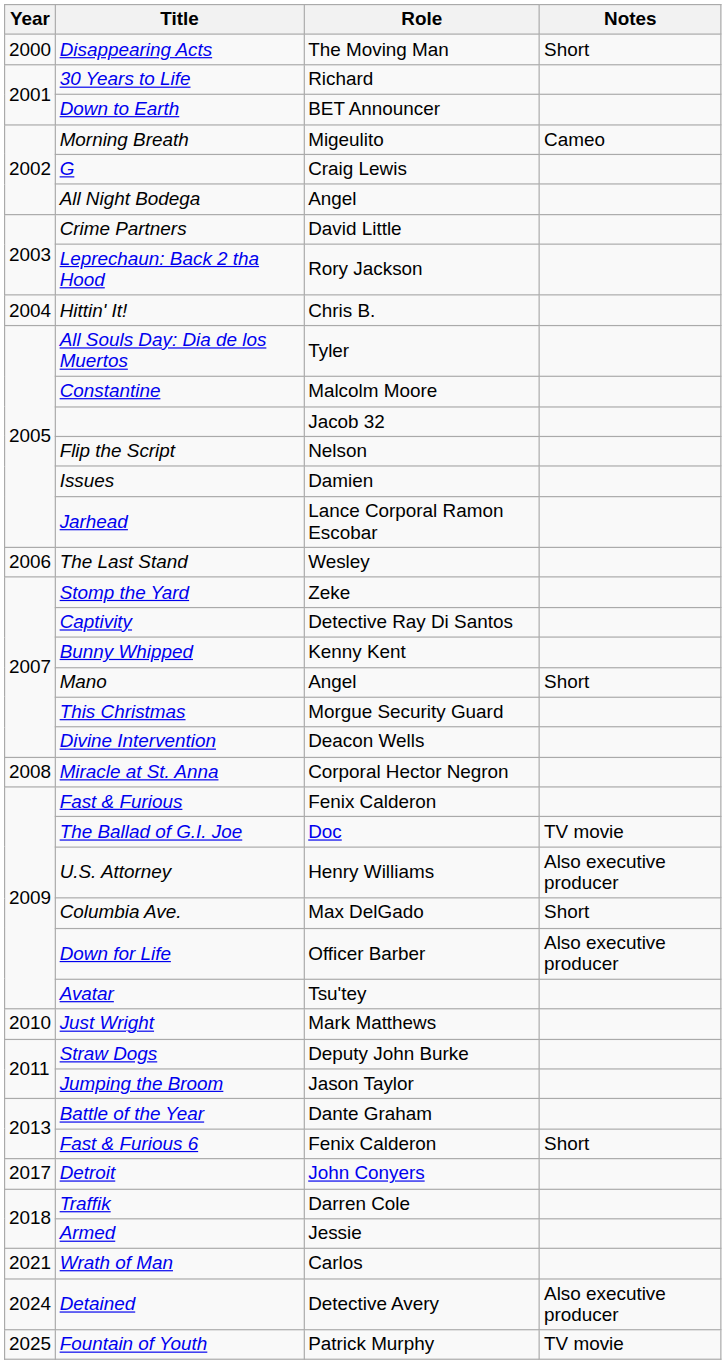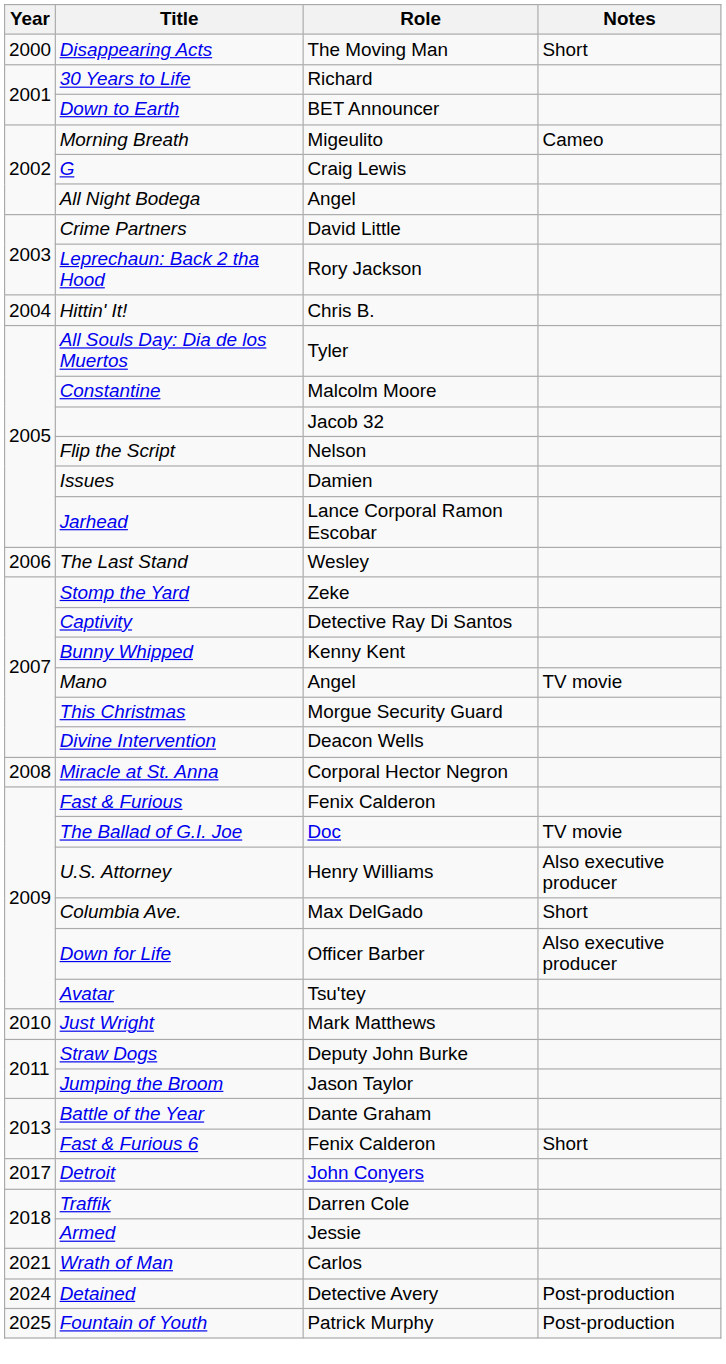(567, 682) Short -> (582, 682) TV movie
(605, 1304) Also executive producer -> (609, 1293) Post-production
(584, 1344) TV movie -> (609, 1323) Post-production
